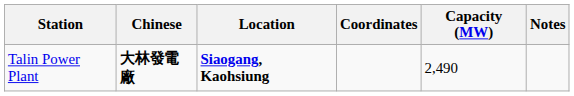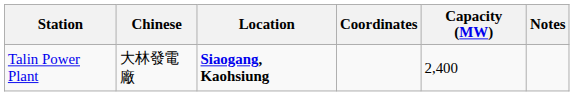(150, 67) bold -> (150, 67) normal
(441, 67) 2,490 -> (441, 67) 2,400
